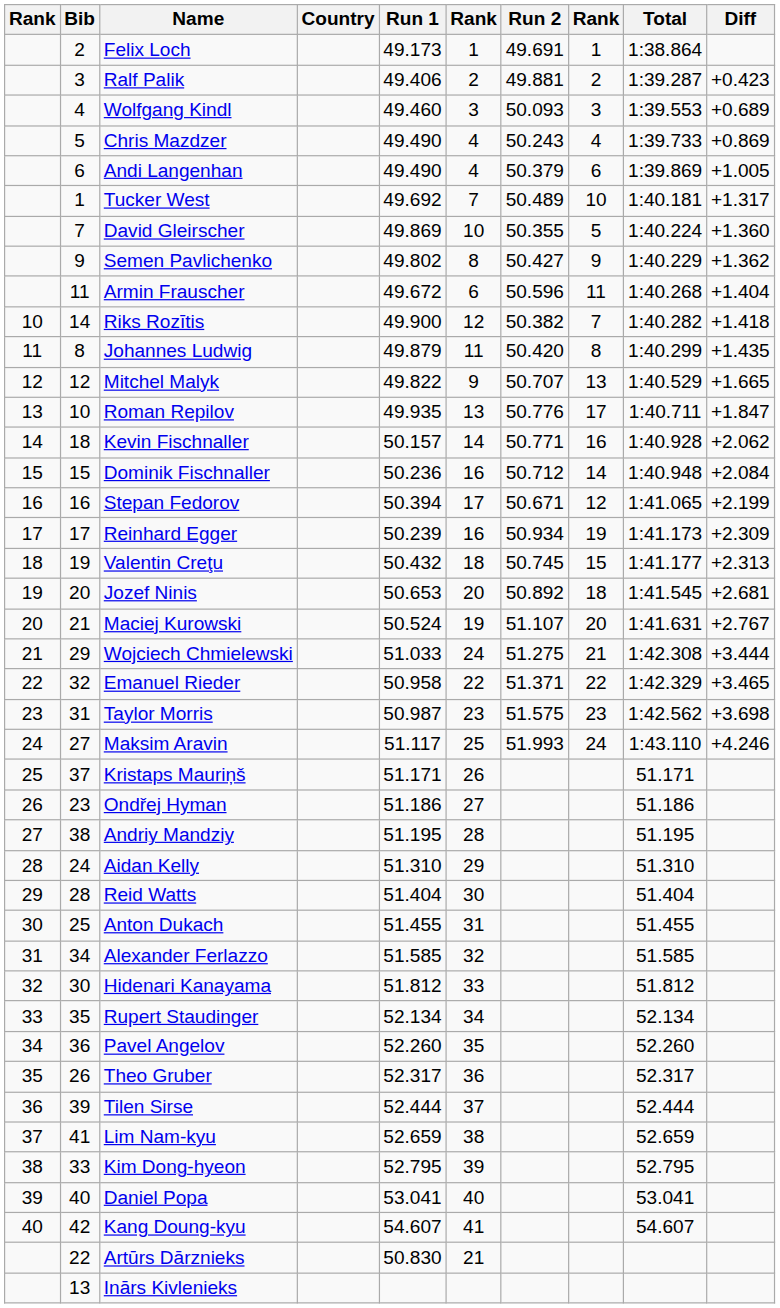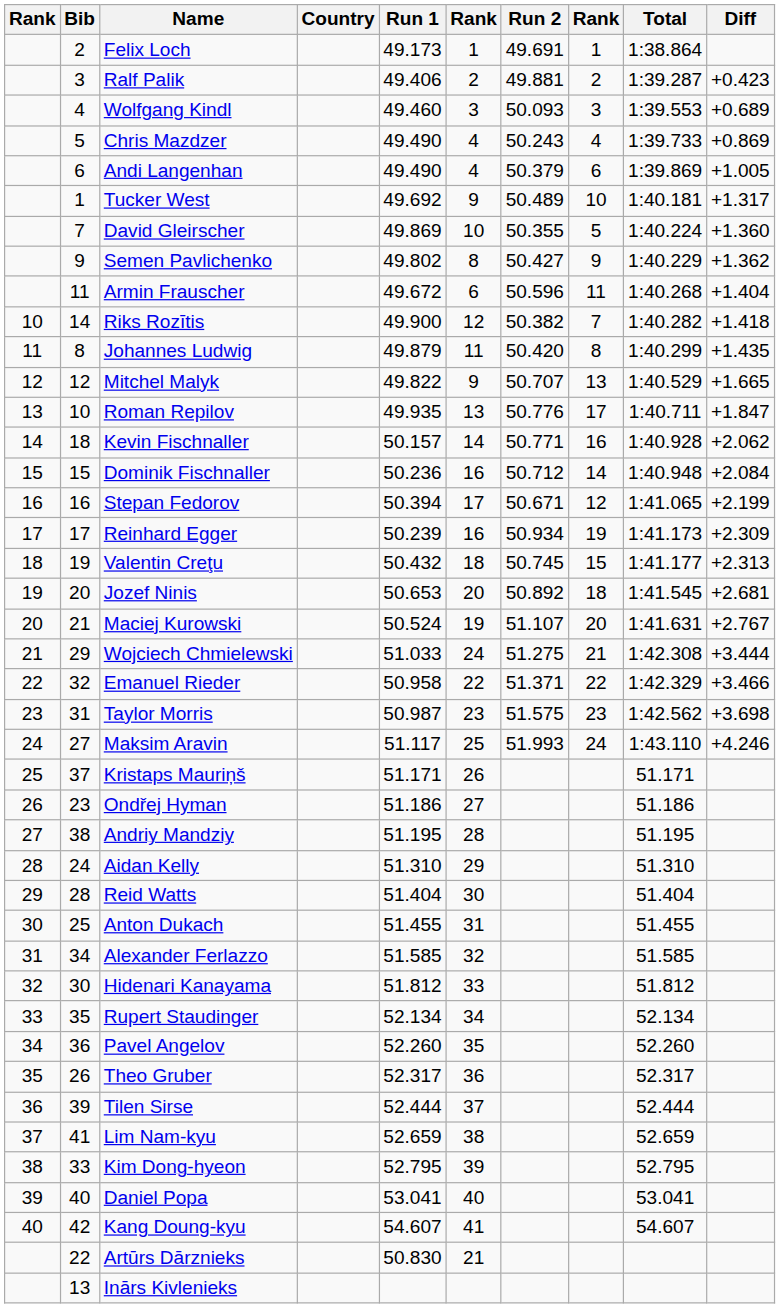(474, 200) 7 -> (474, 200) 9
(740, 683) +3.465 -> (740, 683) +3.466
